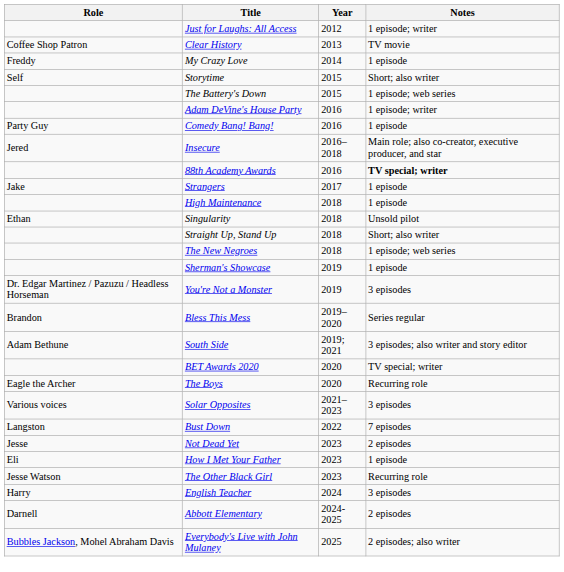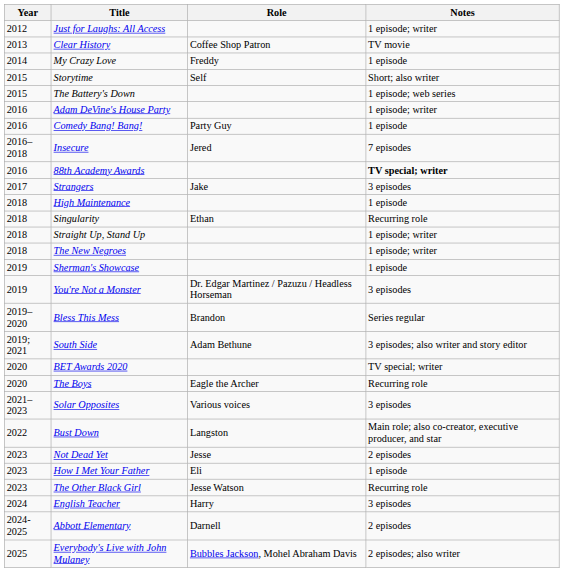columns swapped: (342, 12) <-> (93, 12)
(443, 148) Main role; also co-creator, executive producer, and star -> (390, 148) 7 episodes
(388, 186) 1 episode -> (390, 186) 3 episodes
(394, 219) Unsold pilot -> (398, 219) Recurring role
(404, 235) Short; also writer -> (403, 235) 1 episode; writer
(412, 251) 1 episode; web series -> (403, 251) 1 episode; writer
(390, 427) 7 episodes -> (443, 433) Main role; also co-creator, executive producer, and star
